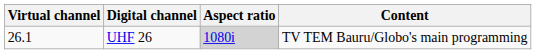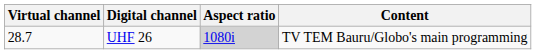(20, 37) 26.1 -> (20, 37) 28.7
